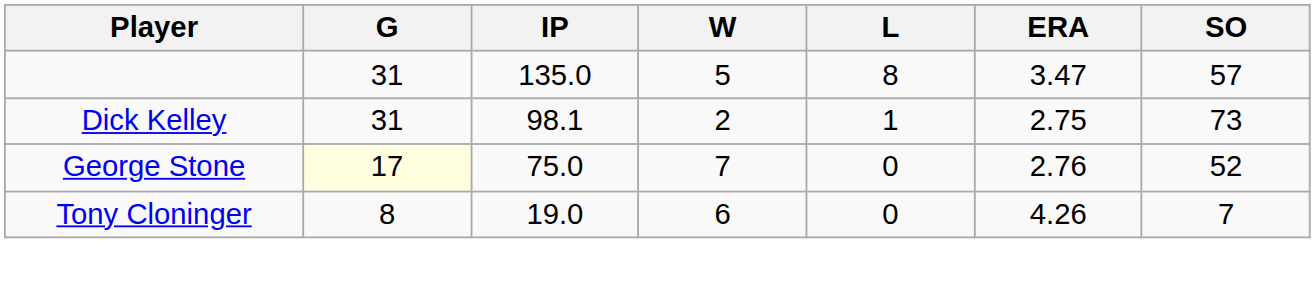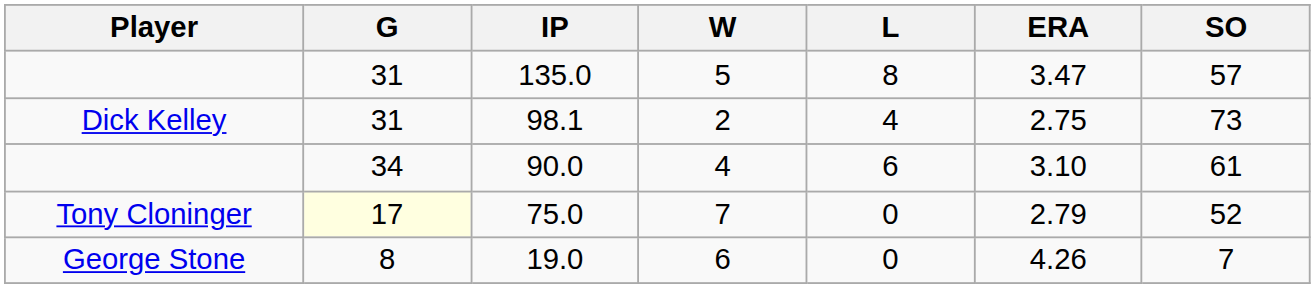(890, 120) 1 -> (890, 120) 4
+ row: (555, 167)
(154, 167) George Stone -> (154, 213) Tony Cloninger
(1058, 167) 2.76 -> (1058, 213) 2.79
(154, 213) Tony Cloninger -> (154, 259) George Stone
